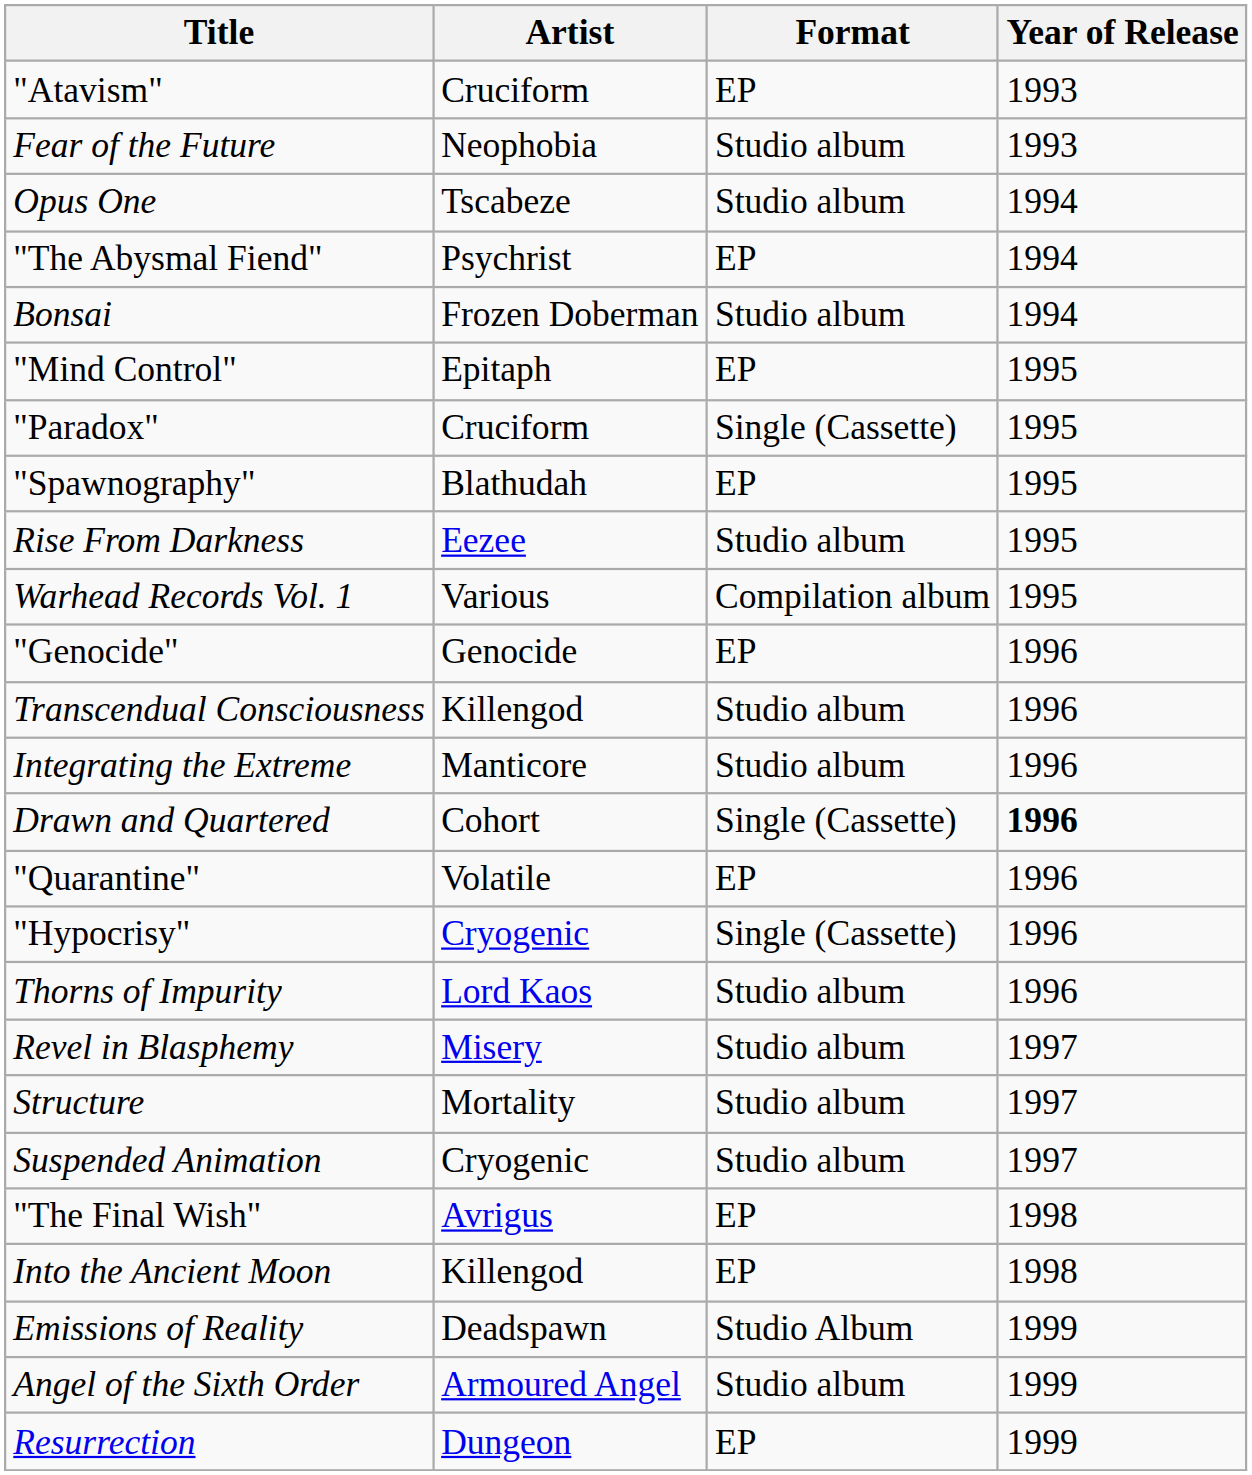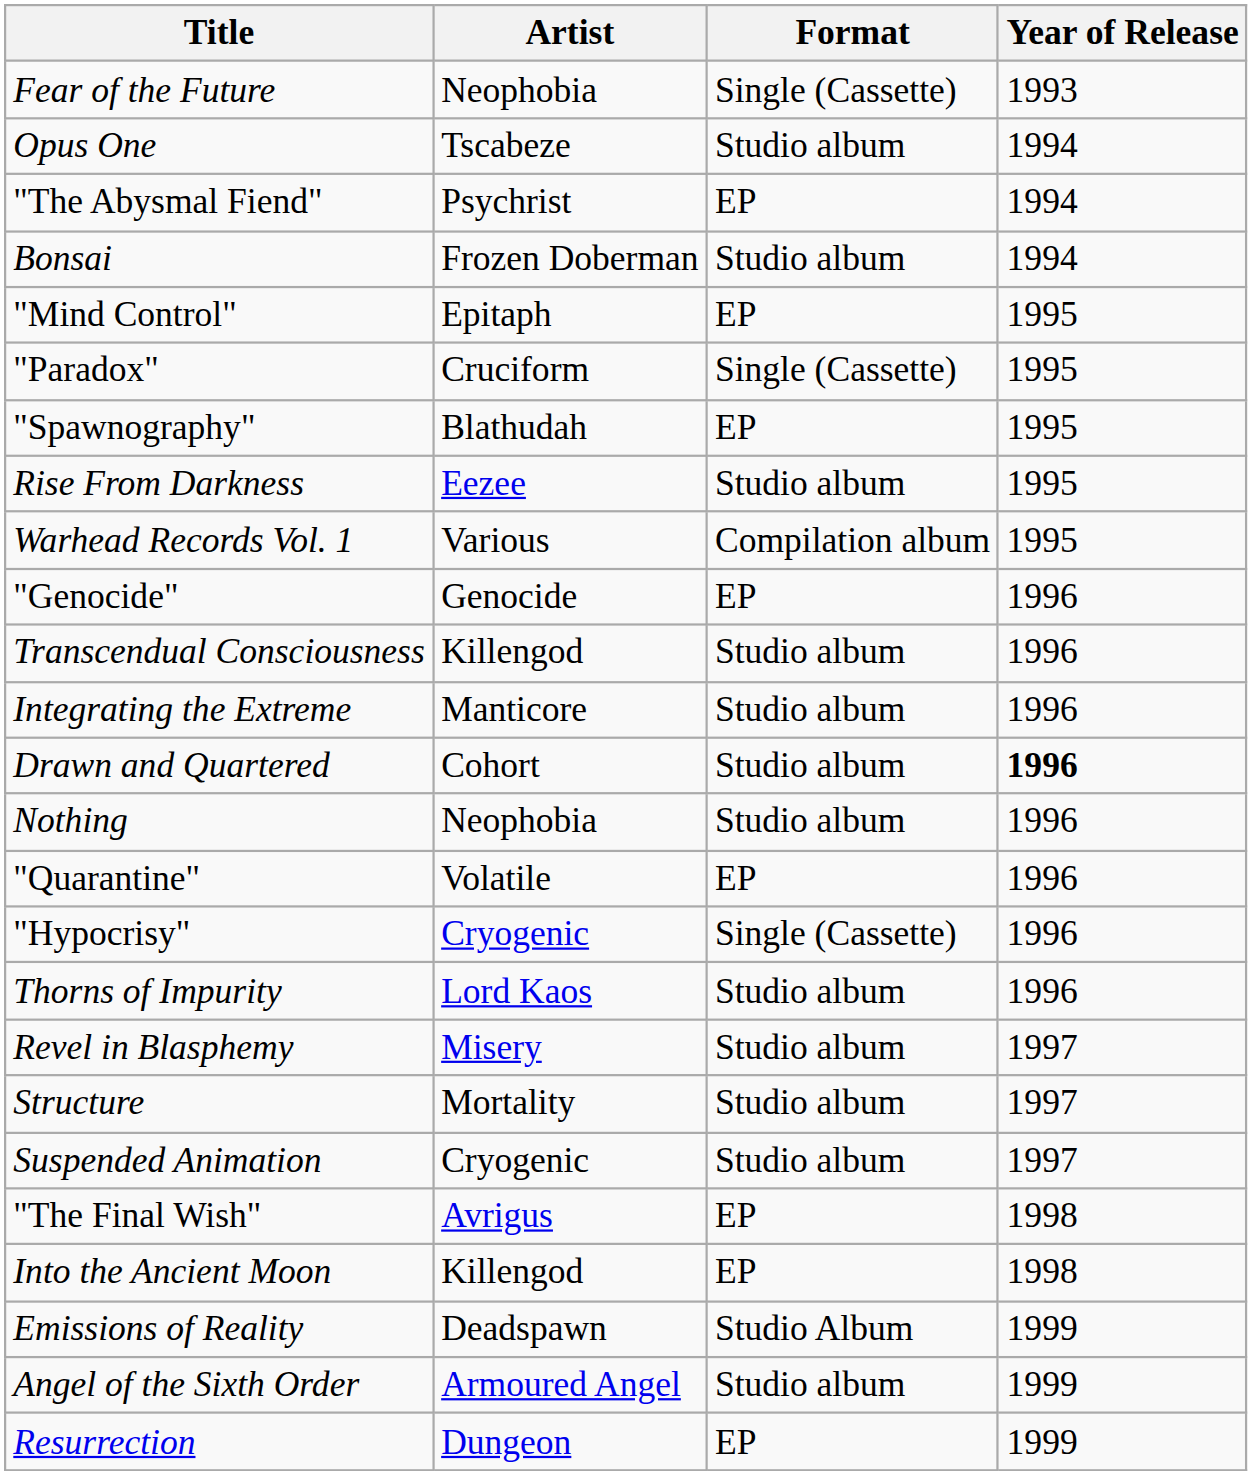- row: (88, 88)
(810, 145) Studio album -> (836, 88) Single (Cassette)
(836, 821) Single (Cassette) -> (810, 764) Studio album
+ row: (71, 821)
